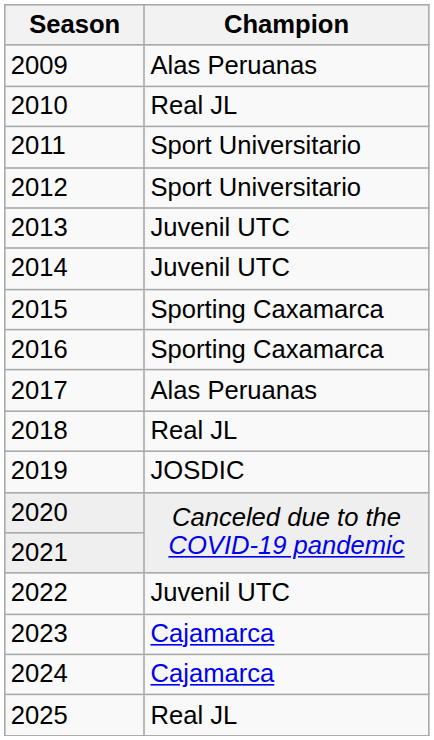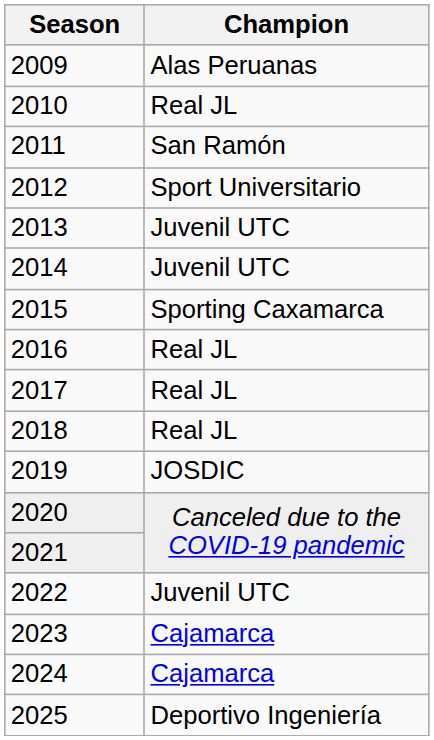(256, 146) Sport Universitario -> (218, 146) San Ramón
(267, 349) Sporting Caxamarca -> (194, 349) Real JL
(234, 390) Alas Peruanas -> (194, 390) Real JL
(194, 715) Real JL -> (266, 715) Deportivo Ingeniería
